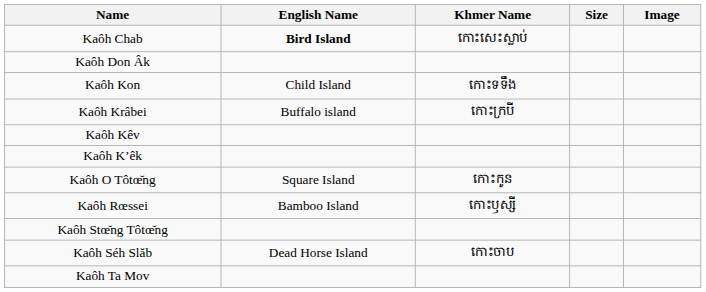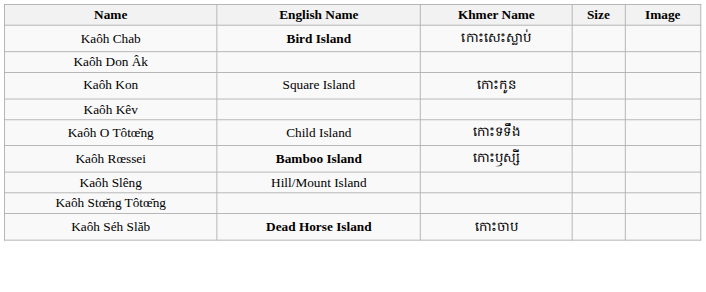(318, 85) Child Island -> (319, 85) Square Island
(493, 84) កោះទទឹង -> (496, 84) កោះកូន
- row: (113, 111)
- row: (113, 156)
(318, 179) Square Island -> (319, 132) Child Island
(493, 179) កោះកូន -> (496, 131) កោះទទឹង
(318, 205) normal -> (319, 158) bold
+ row: (111, 182)
(318, 253) normal -> (319, 226) bold
- row: (113, 276)
